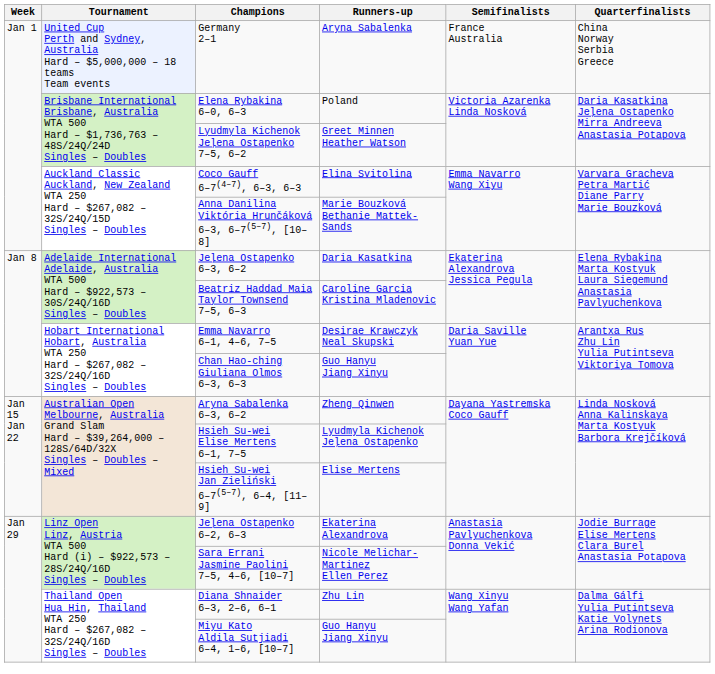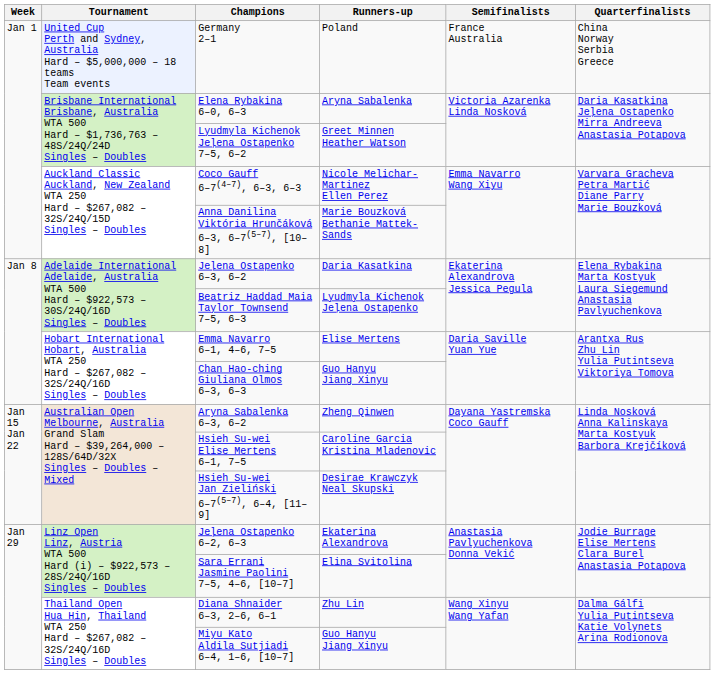(367, 29) Aryna Sabalenka -> (340, 29) Poland
(340, 102) Poland -> (367, 102) Aryna Sabalenka
(367, 175) Elina Svitolina -> (370, 186) Nicole Melichar-Martinez Ellen Perez
(379, 295) Caroline Garcia Kristina Mladenovic -> (373, 303) Lyudmyla Kichenok Jeļena Ostapenko
(370, 338) Desirae Krawczyk Neal Skupski -> (361, 340) Elise Mertens
(373, 438) Lyudmyla Kichenok Jeļena Ostapenko -> (379, 446) Caroline Garcia Kristina Mladenovic
(361, 471) Elise Mertens -> (370, 485) Desirae Krawczyk Neal Skupski
(370, 566) Nicole Melichar-Martinez Ellen Perez -> (367, 563) Elina Svitolina
